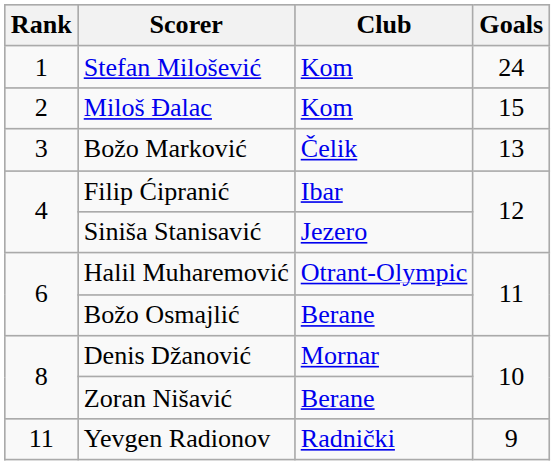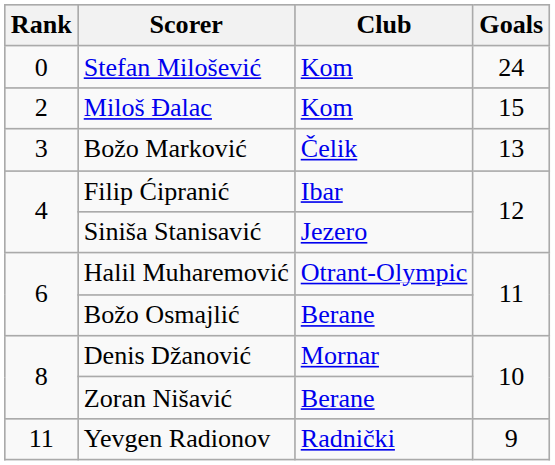(41, 66) 1 -> (41, 66) 0
